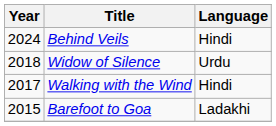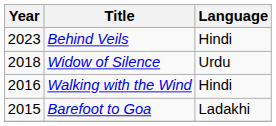(24, 39) 2024 -> (24, 39) 2023
(24, 86) 2017 -> (24, 86) 2016
